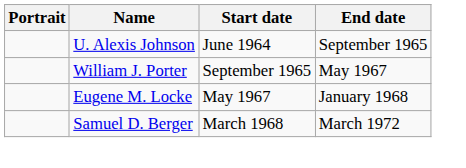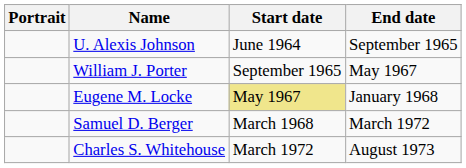(237, 96) no background -> (267, 96) khaki background
+ row: (149, 149)
